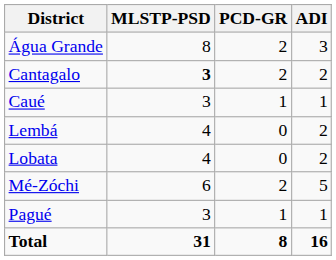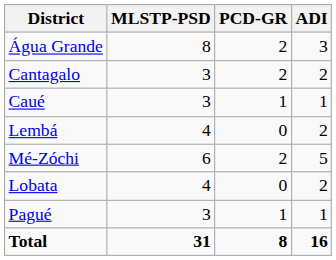(206, 74) bold -> (206, 74) normal
rows swapped: (33, 158) <-> (44, 185)
